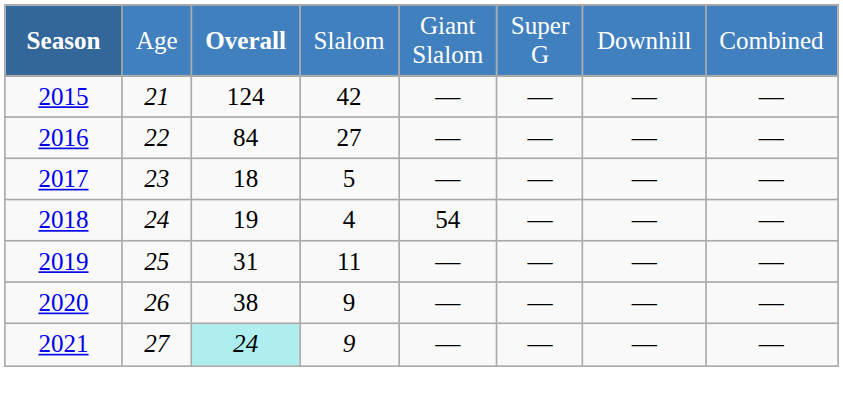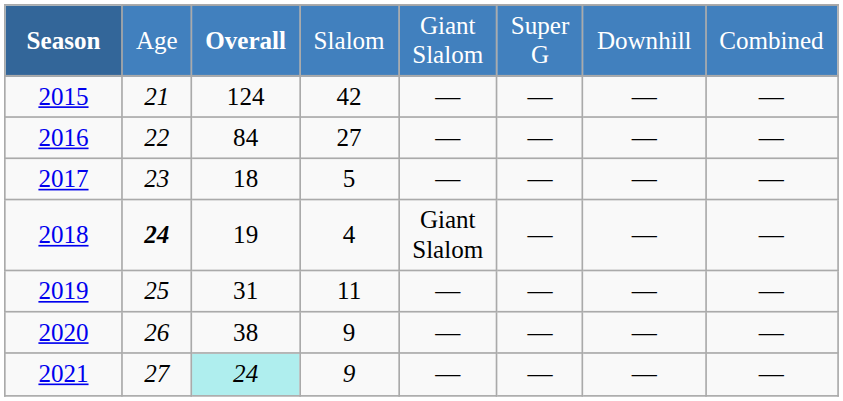(157, 220) normal -> (157, 235) bold
(448, 220) 54 -> (448, 235) Giant Slalom
